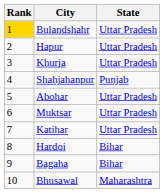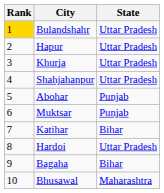(114, 79) Punjab -> (128, 79) Uttar Pradesh
(128, 96) Uttar Pradesh -> (114, 96) Punjab
(128, 113) Uttar Pradesh -> (114, 113) Punjab
(128, 130) Uttar Pradesh -> (111, 130) Bihar
(111, 146) Bihar -> (128, 146) Uttar Pradesh
